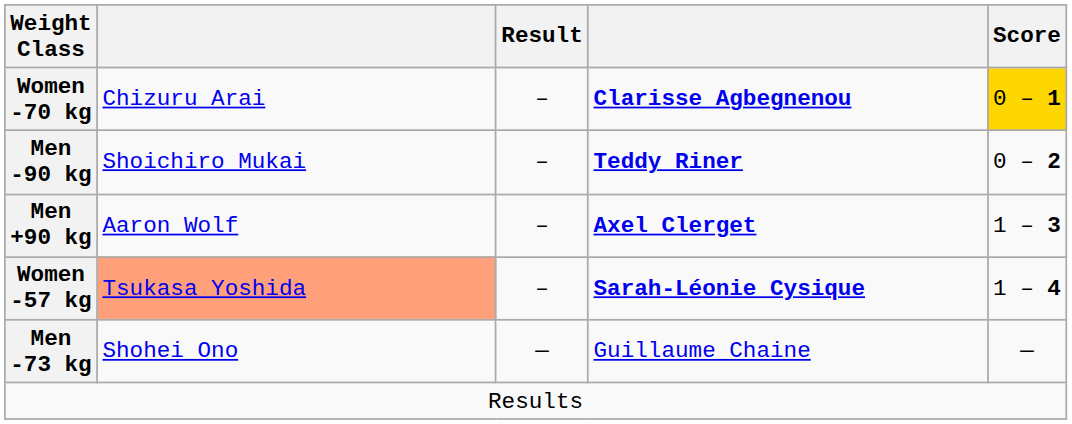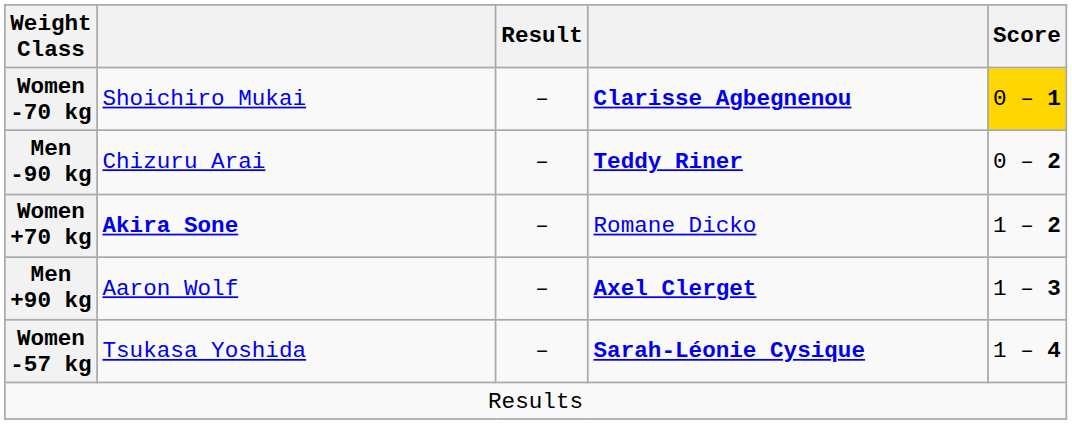(184, 99) Chizuru Arai -> (204, 99) Shoichiro Mukai
(204, 162) Shoichiro Mukai -> (184, 162) Chizuru Arai
+ row: (51, 225)
(204, 288) lightsalmon background -> (204, 351) no background
- row: (51, 351)
